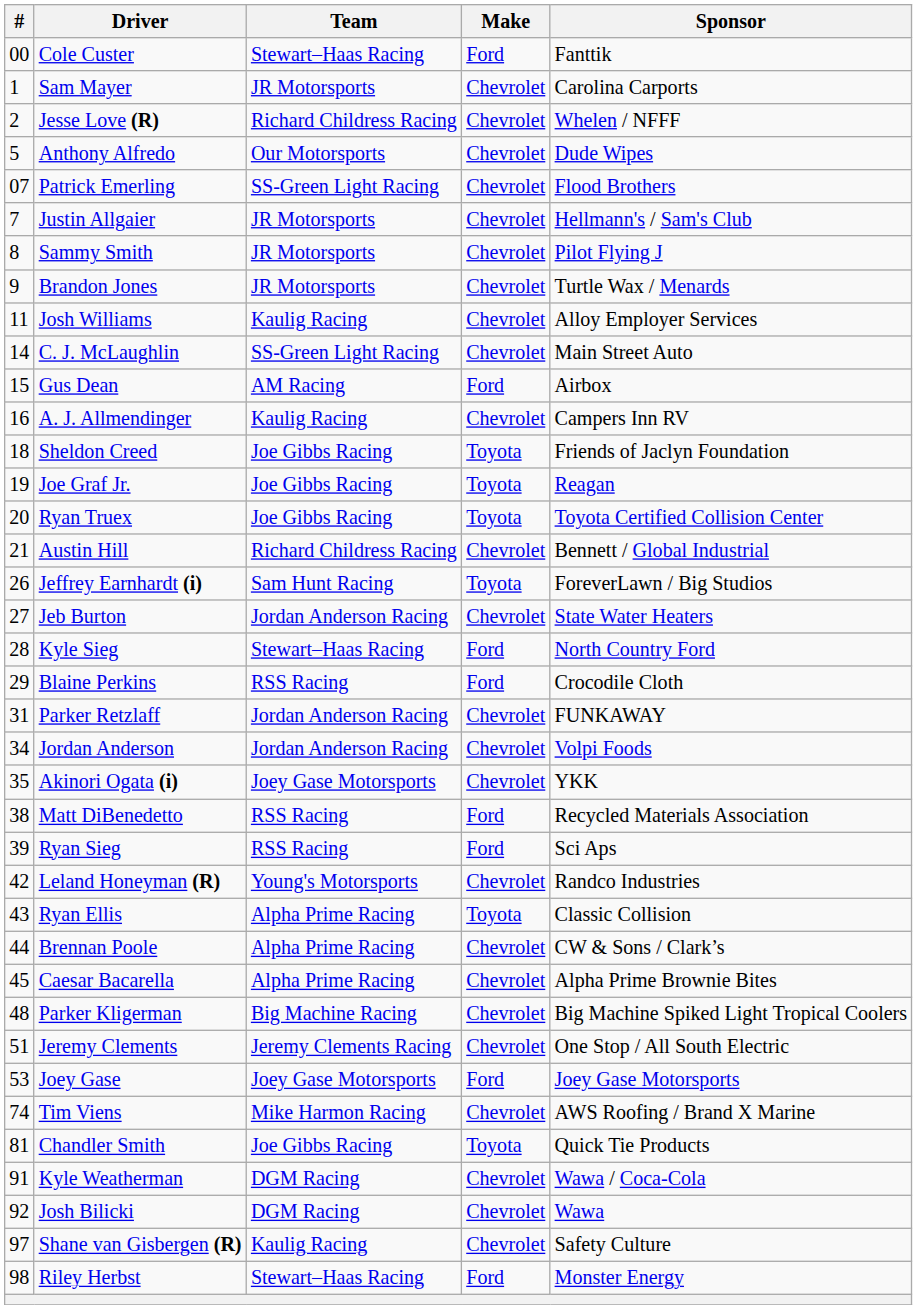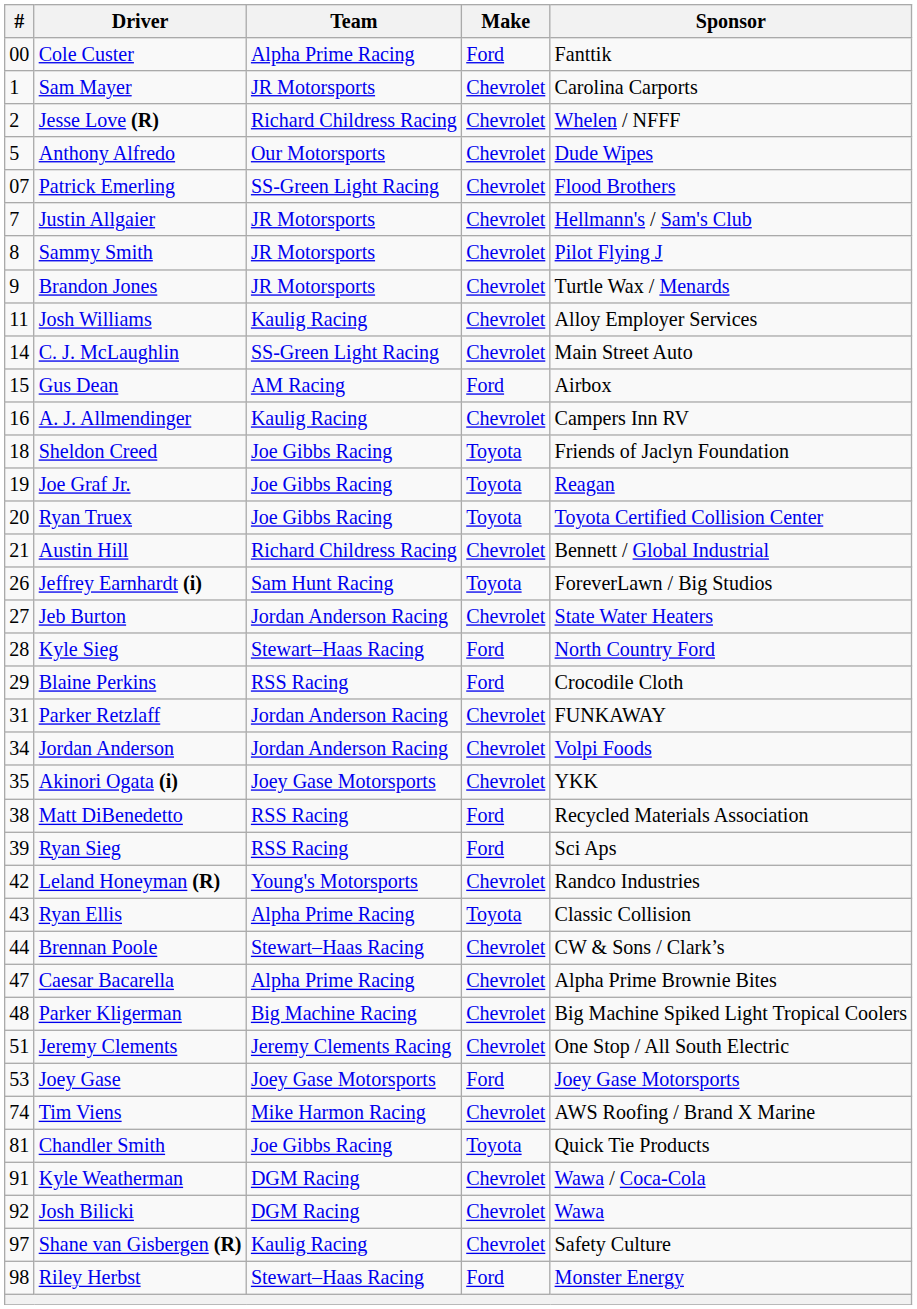(337, 54) Stewart–Haas Racing -> (333, 54) Alpha Prime Racing
(333, 947) Alpha Prime Racing -> (337, 947) Stewart–Haas Racing
(19, 980) 45 -> (19, 980) 47
